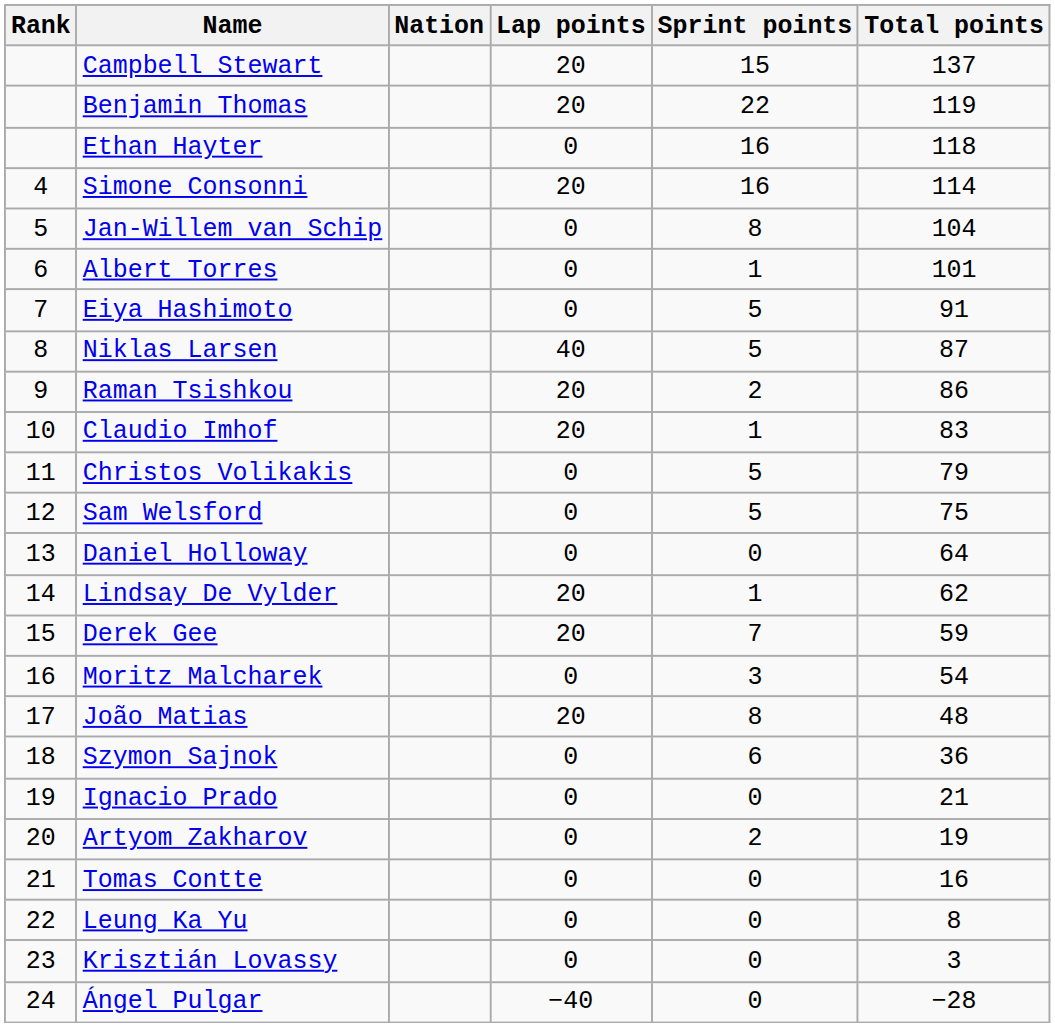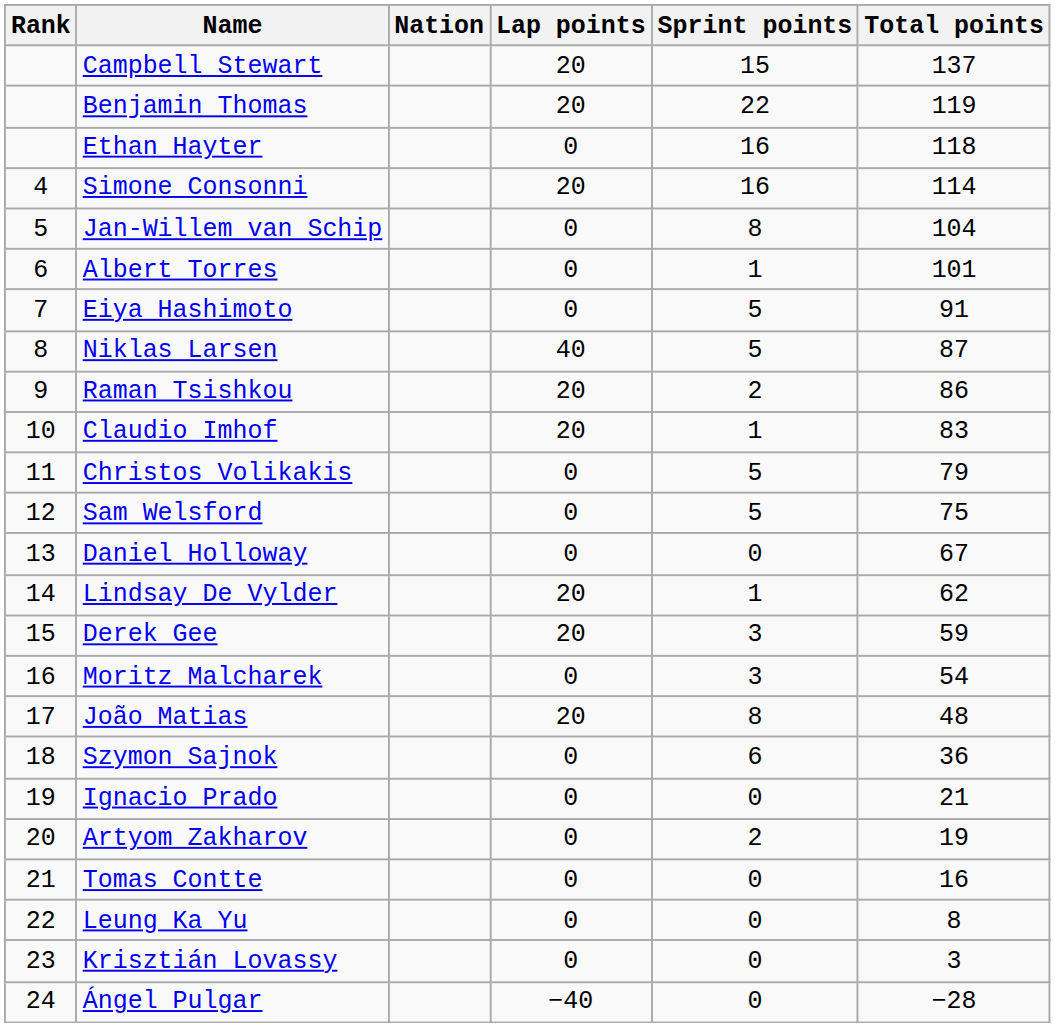(954, 554) 64 -> (954, 554) 67
(755, 635) 7 -> (755, 635) 3
